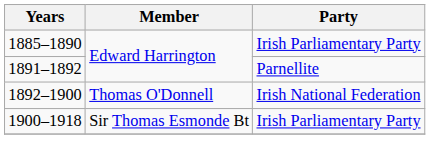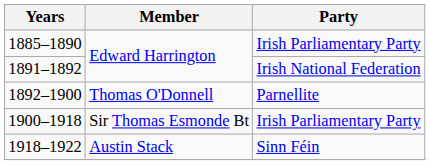(288, 69) Parnellite -> (339, 69) Irish National Federation
(339, 95) Irish National Federation -> (288, 95) Parnellite
+ row: (45, 146)
